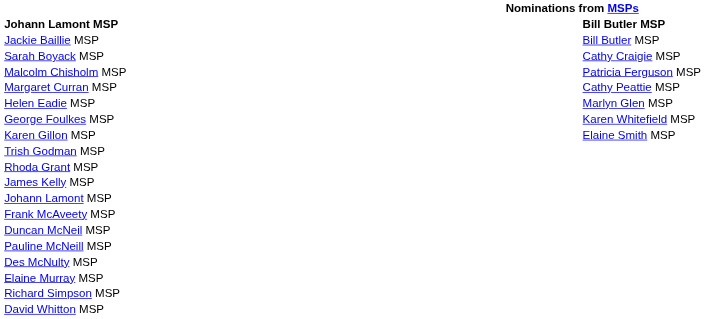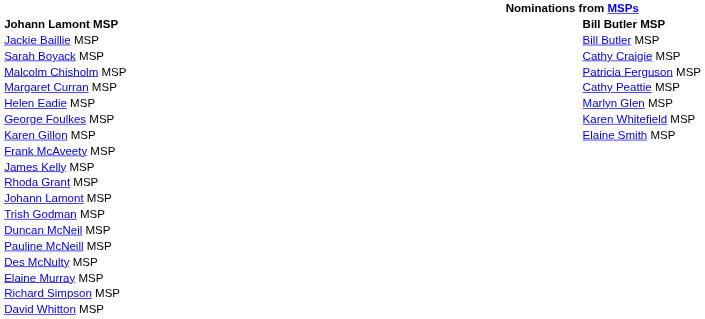rows swapped: (55, 151) <-> (60, 214)
rows swapped: (51, 167) <-> (49, 183)
